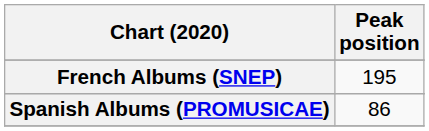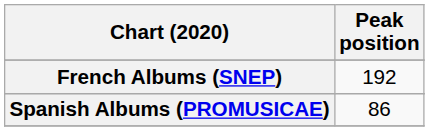(379, 76) 195 -> (379, 76) 192
